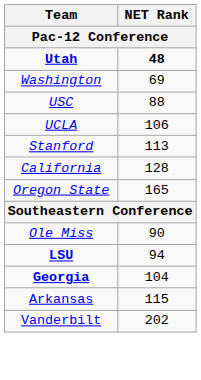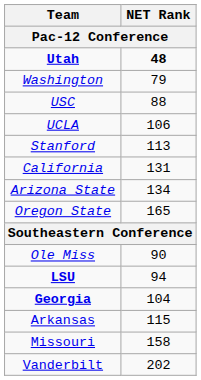(157, 81) 69 -> (158, 81) 79
(157, 168) 128 -> (158, 168) 131
+ row: (63, 190)
+ row: (63, 343)
